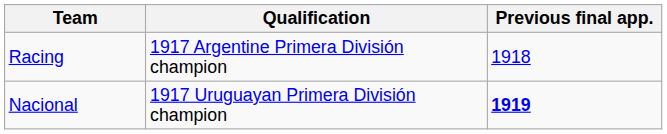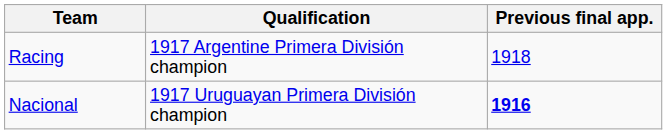(511, 104) 1919 -> (511, 104) 1916
